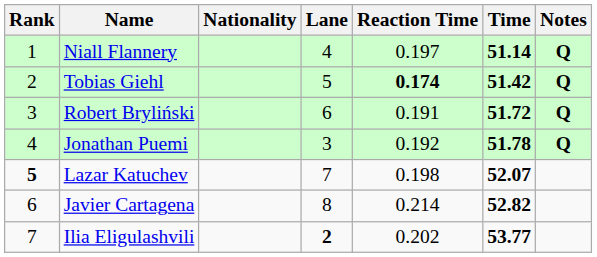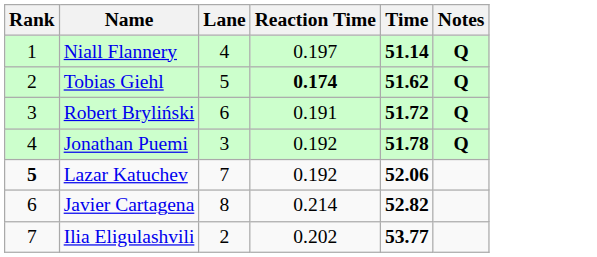- column: (250, 19)
(509, 81) 51.42 -> (407, 81) 51.62
(418, 174) 0.198 -> (315, 174) 0.192
(509, 174) 52.07 -> (407, 174) 52.06
(327, 236) bold -> (224, 236) normal
